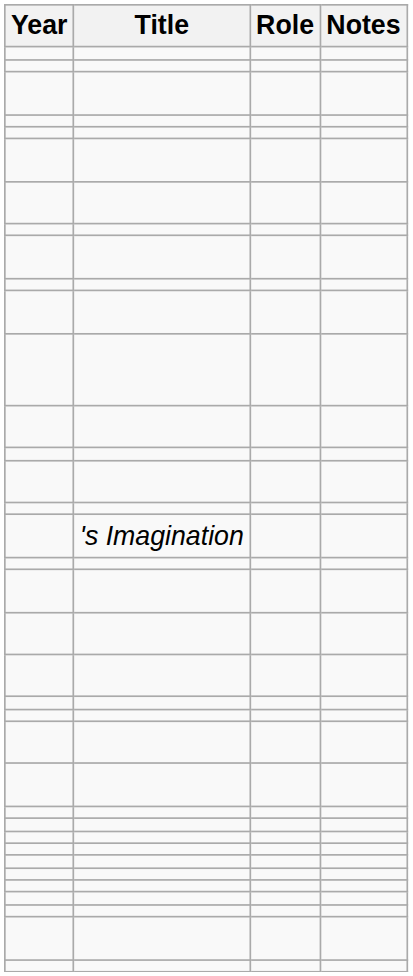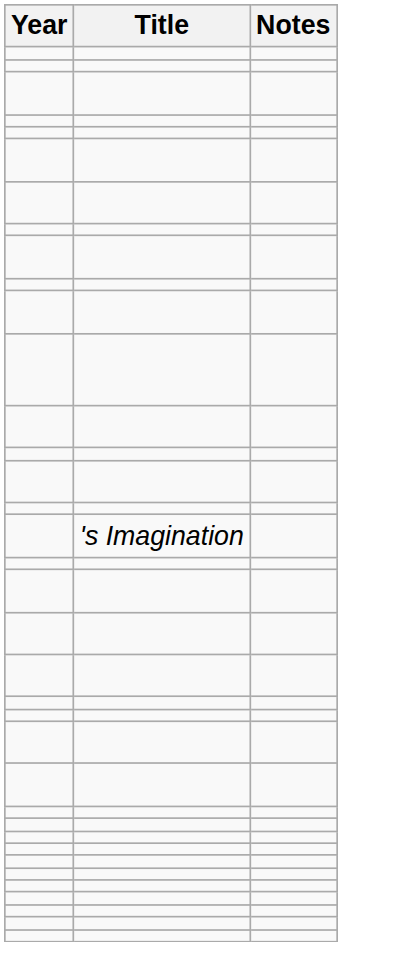- column: (285, 25)
